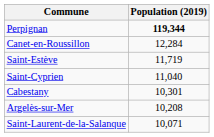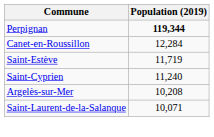(169, 76) 11,040 -> (169, 76) 11,240
- row: (28, 92)
